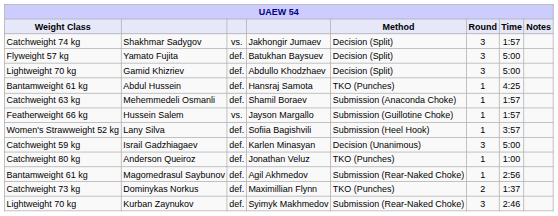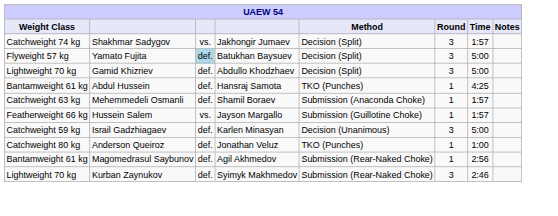(237, 56) no background -> (205, 56) lightblue background
- row: (144, 130)
- row: (161, 189)
